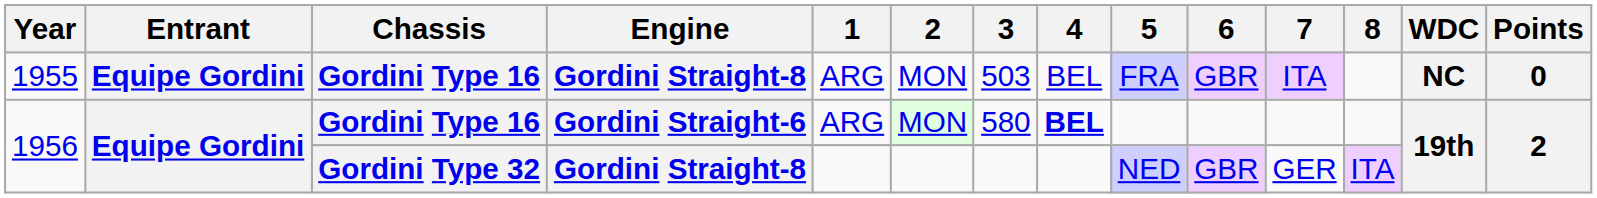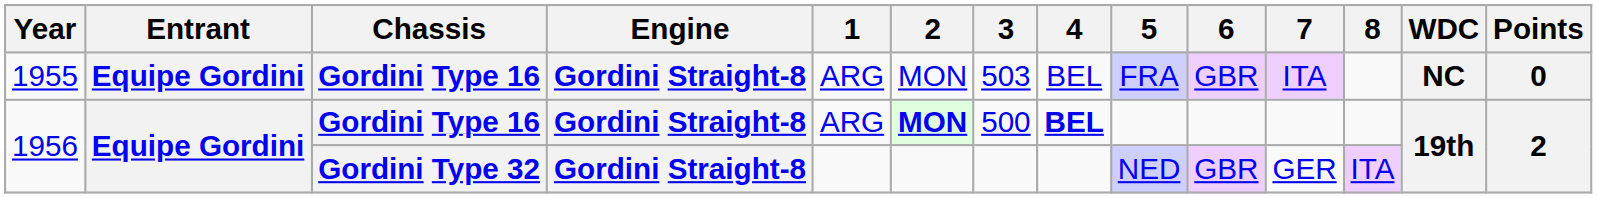(680, 123) Gordini Straight-6 -> (680, 123) Gordini Straight-8
(933, 123) normal -> (933, 123) bold
(1006, 123) 580 -> (1006, 123) 500
